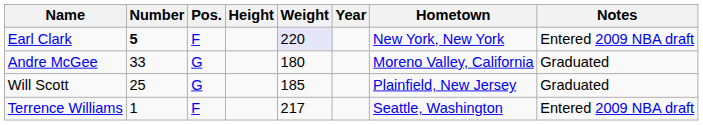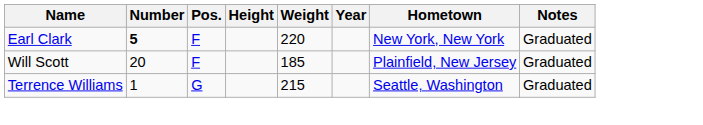(293, 39) lavender background -> (293, 39) no background
(617, 39) Entered 2009 NBA draft -> (557, 39) Graduated
- row: (53, 62)
(138, 85) 25 -> (138, 62) 20
(197, 85) G -> (196, 62) F
(196, 108) F -> (197, 85) G
(293, 108) 217 -> (293, 85) 215
(617, 108) Entered 2009 NBA draft -> (557, 85) Graduated
